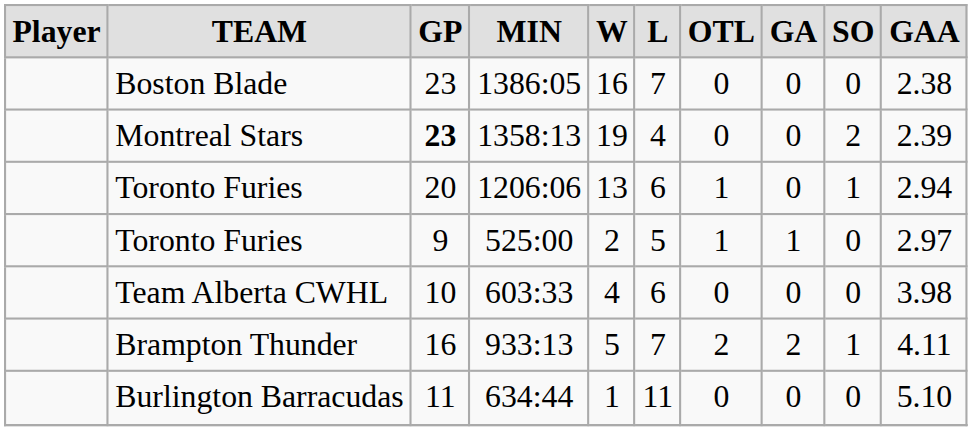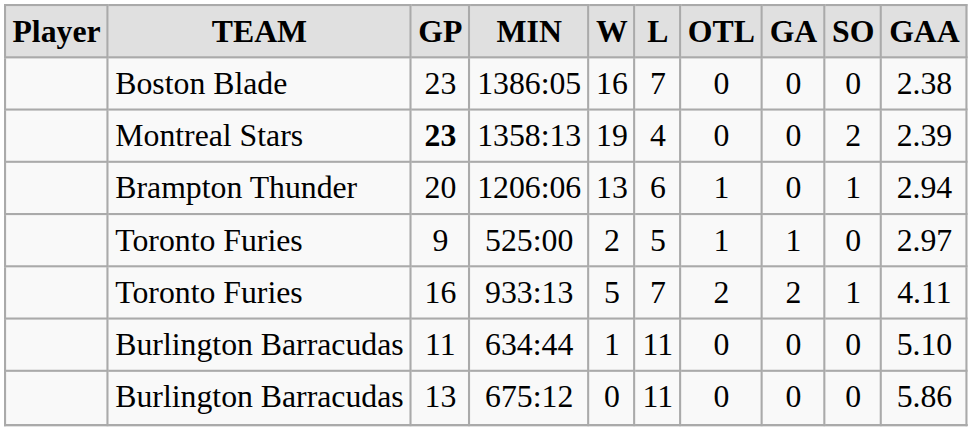(209, 188) Toronto Furies -> (236, 188) Brampton Thunder
- row: (529, 292)
(236, 345) Brampton Thunder -> (209, 292) Toronto Furies
+ row: (529, 397)
